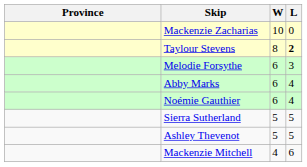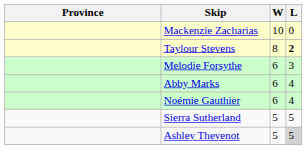(291, 135) no background -> (291, 135) lightgrey background
- row: (208, 153)
